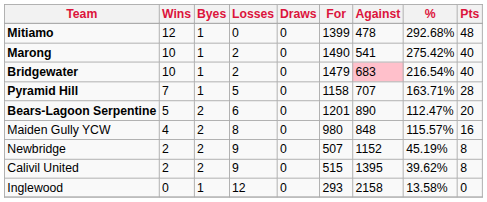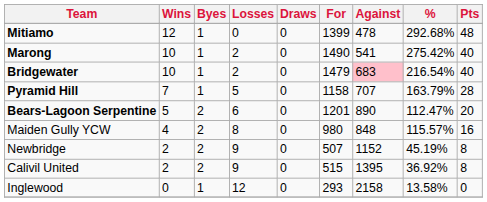(430, 91) 163.71% -> (430, 91) 163.79%
(427, 168) 39.62% -> (427, 168) 36.92%
